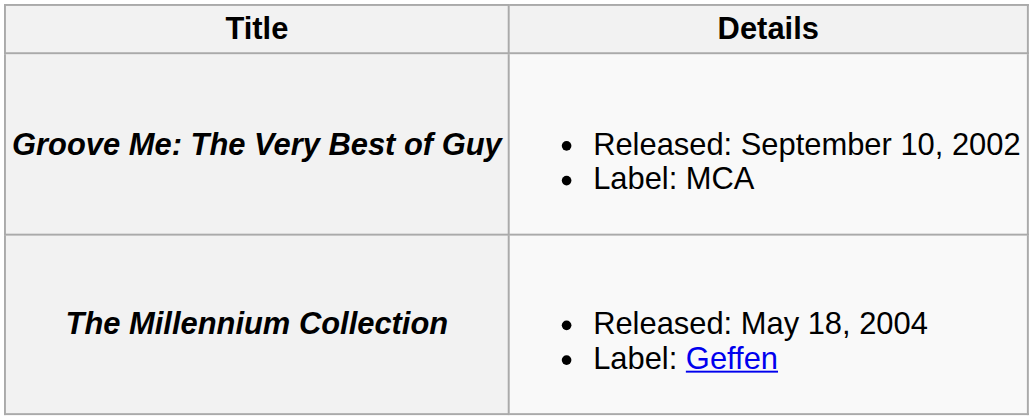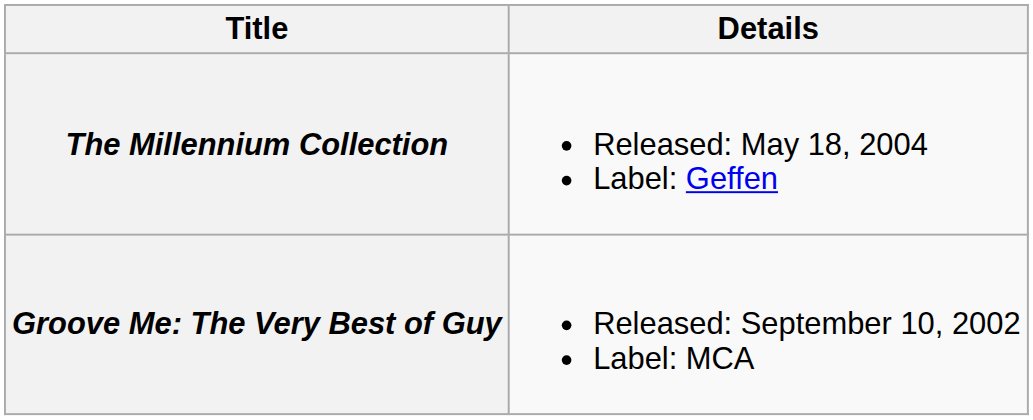rows swapped: (257, 143) <-> (257, 323)
